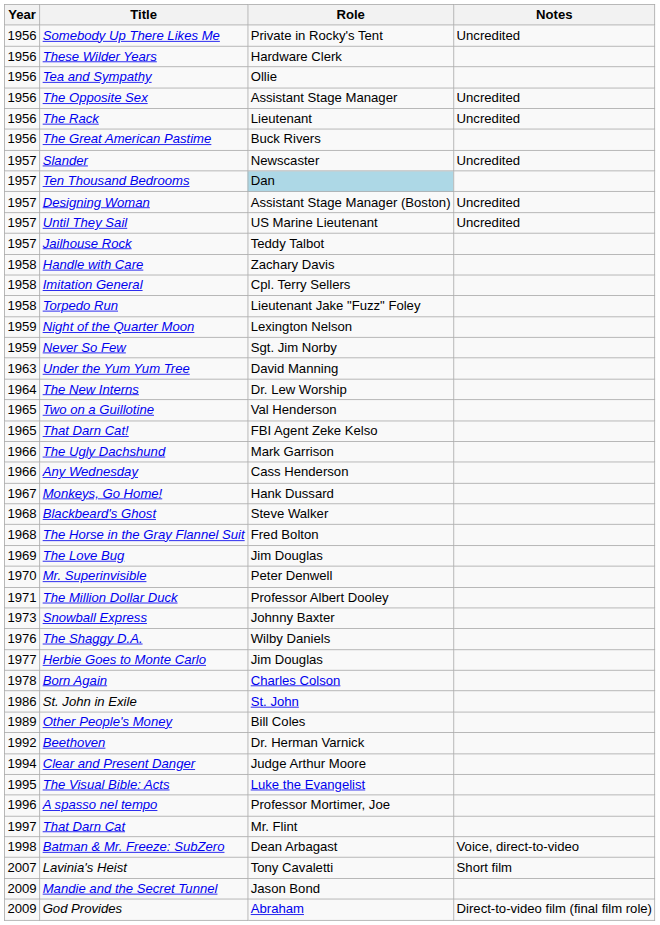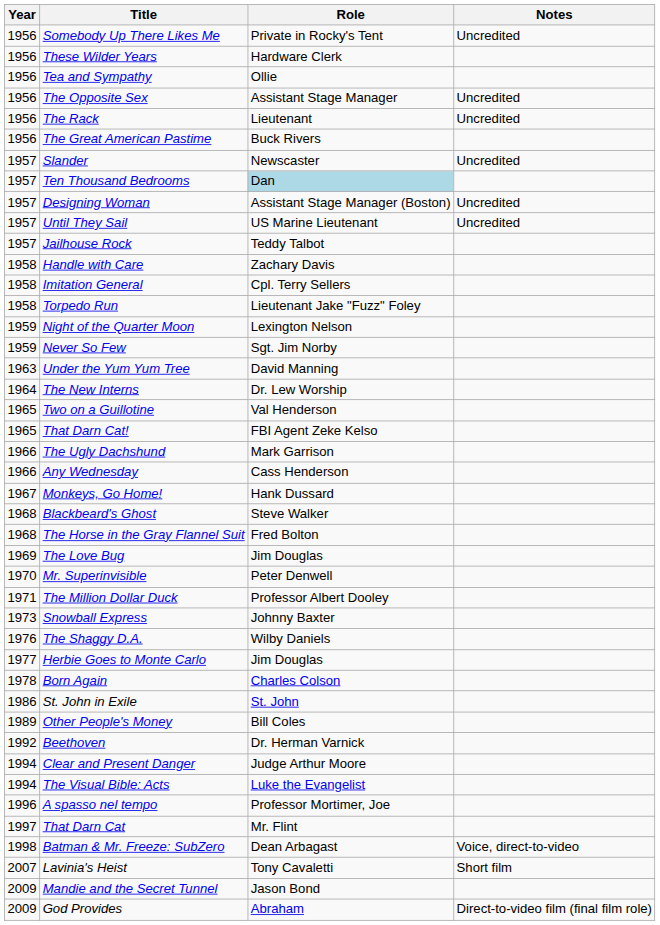(22, 784) 1995 -> (22, 784) 1994
